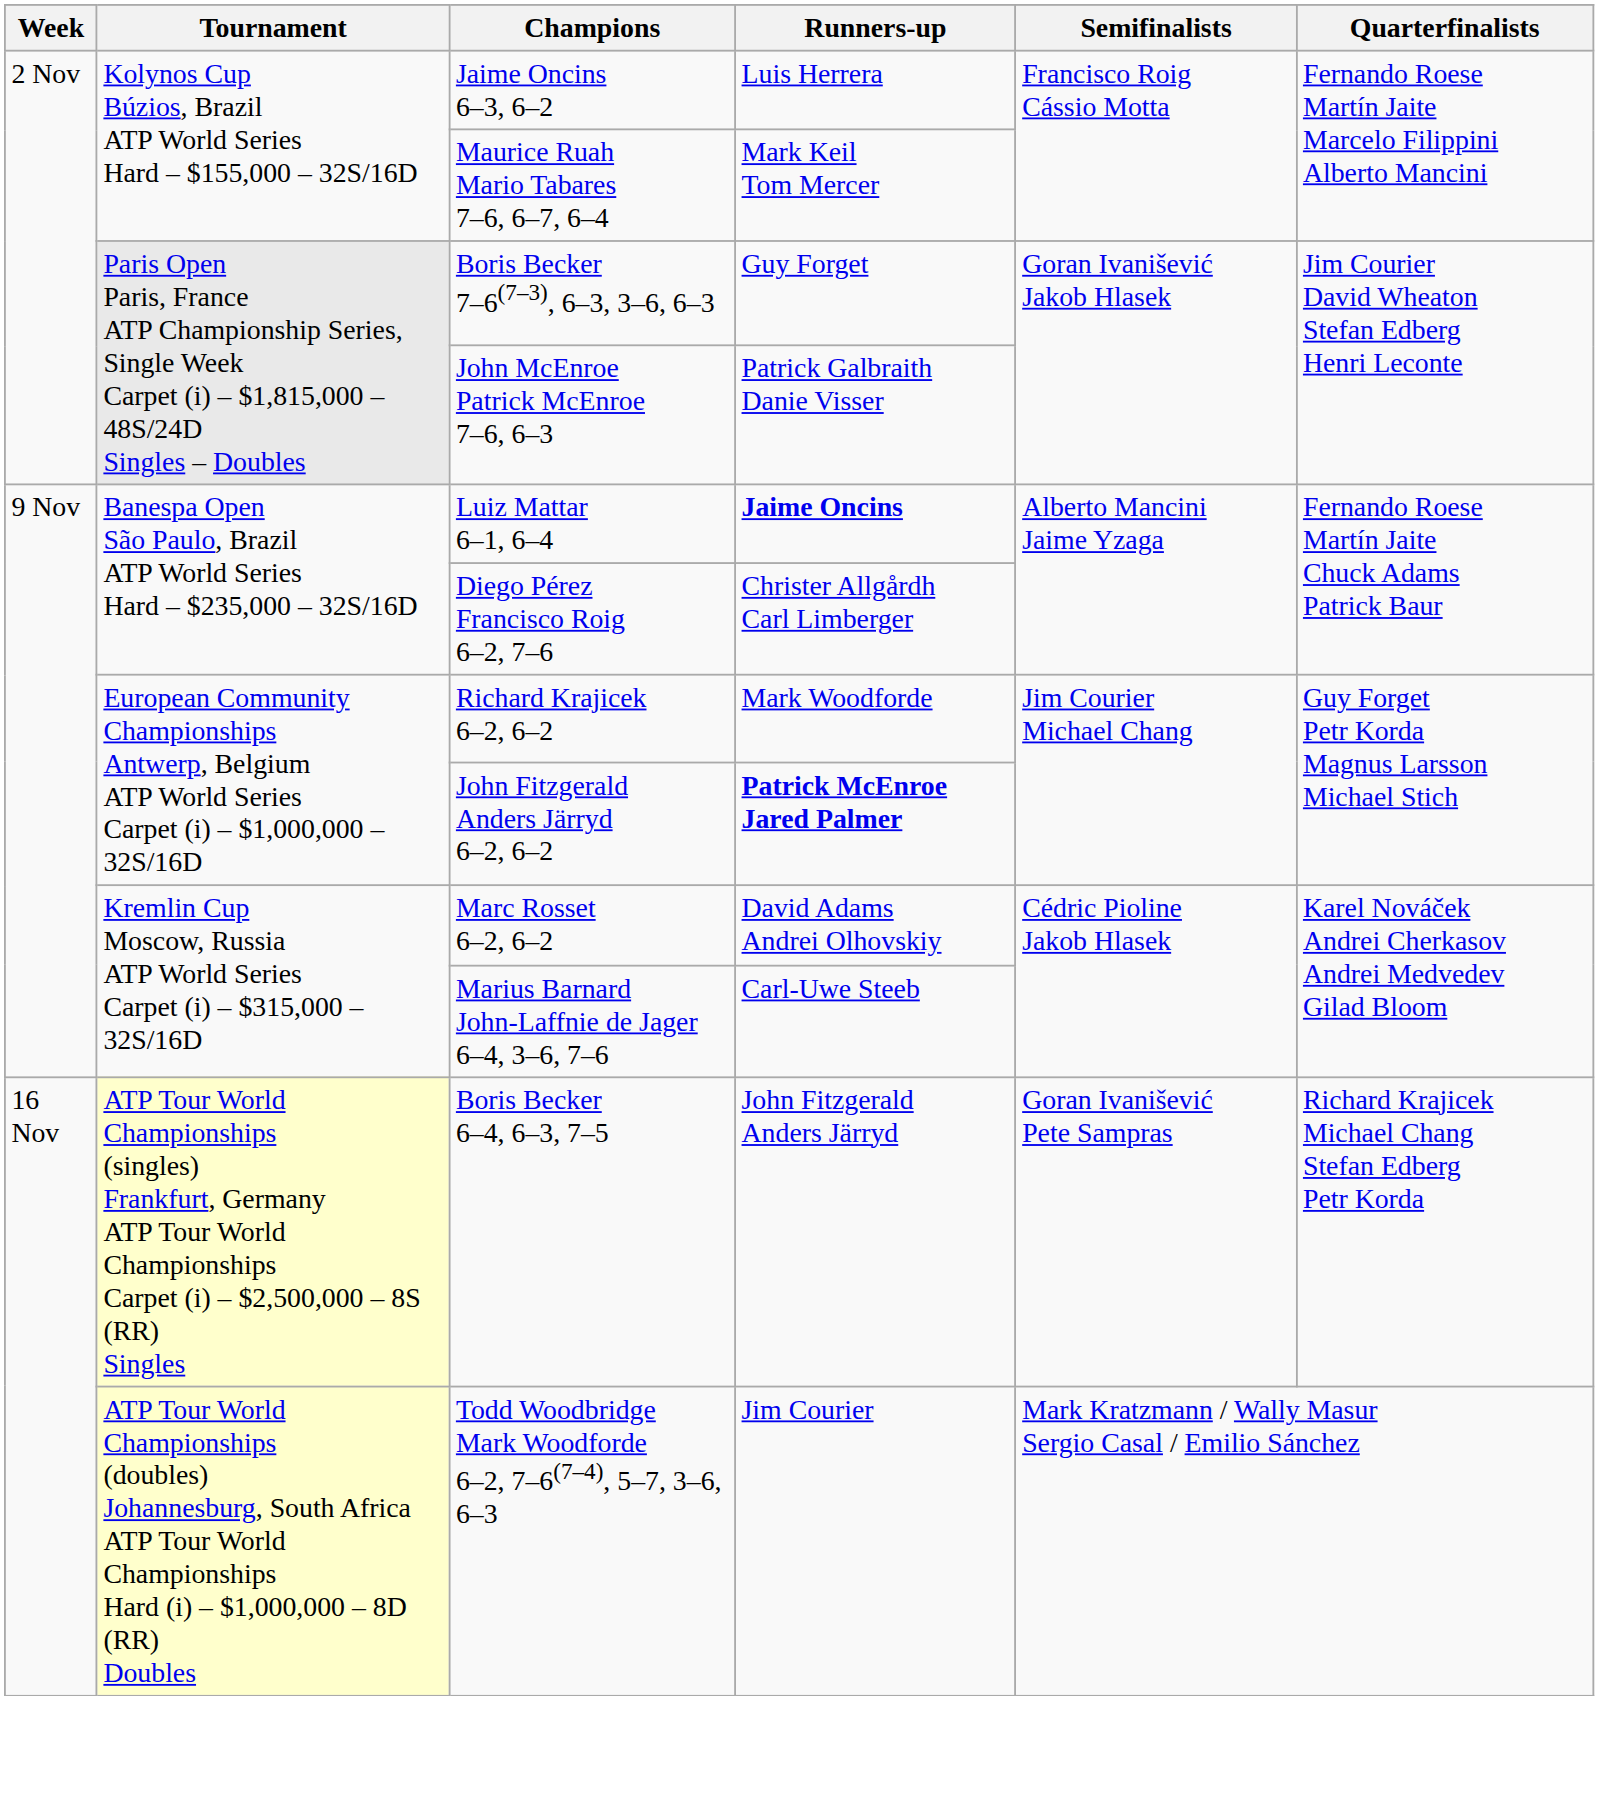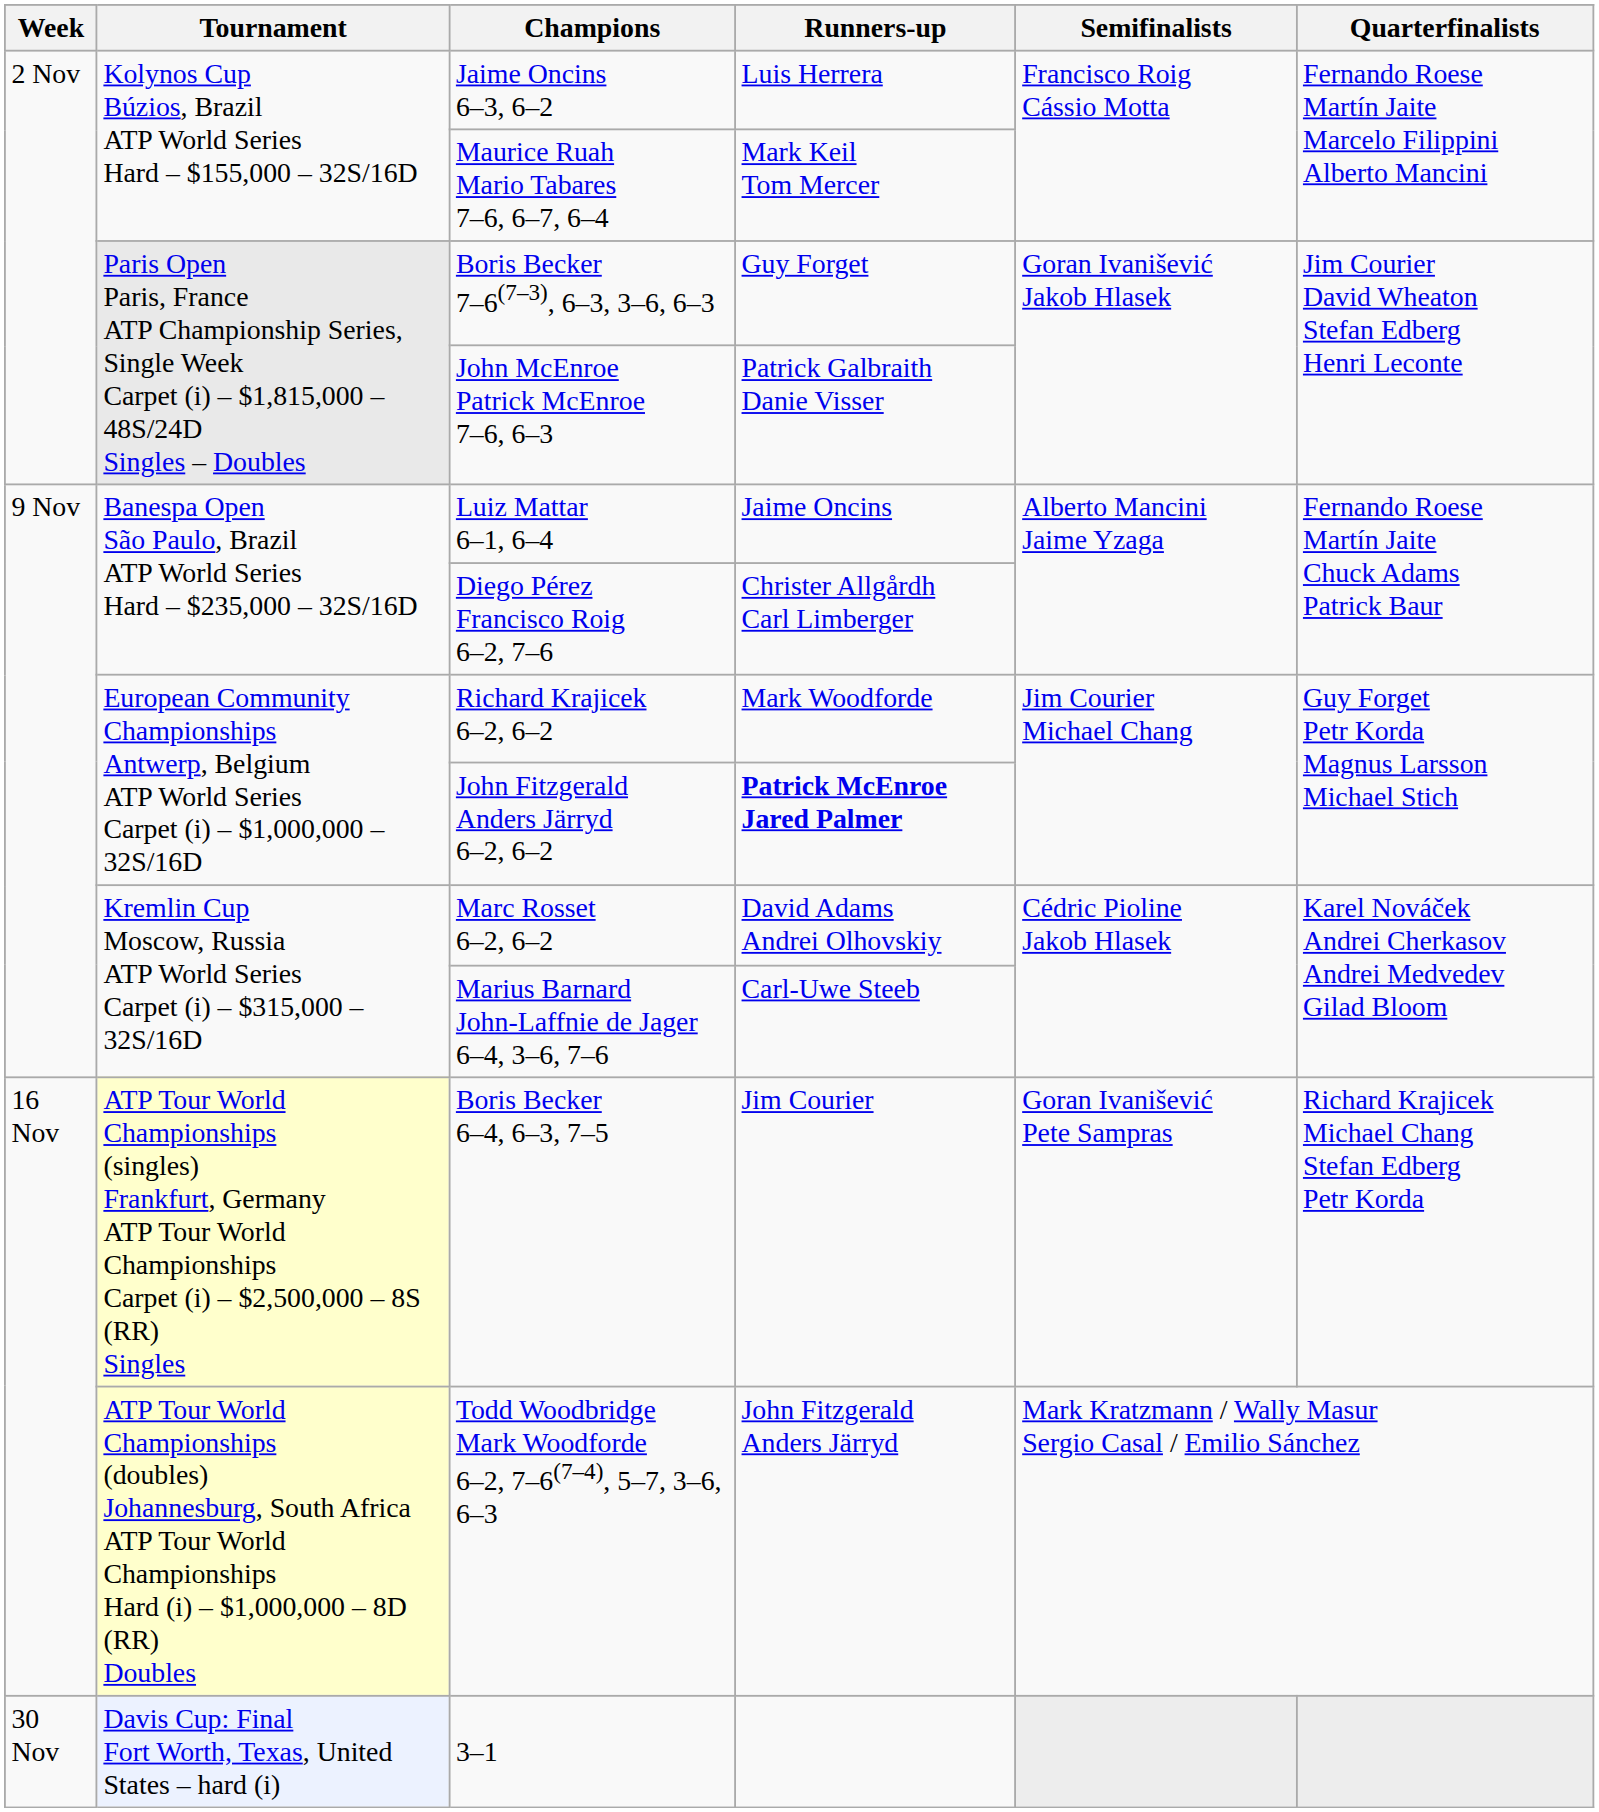(822, 507) bold -> (817, 507) normal
(828, 1115) John Fitzgerald Anders Järryd -> (808, 1099) Jim Courier
(808, 1408) Jim Courier -> (828, 1425) John Fitzgerald Anders Järryd
+ row: (477, 1750)
